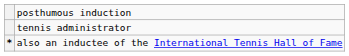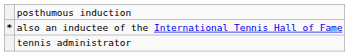rows swapped: (74, 28) <-> (180, 43)
